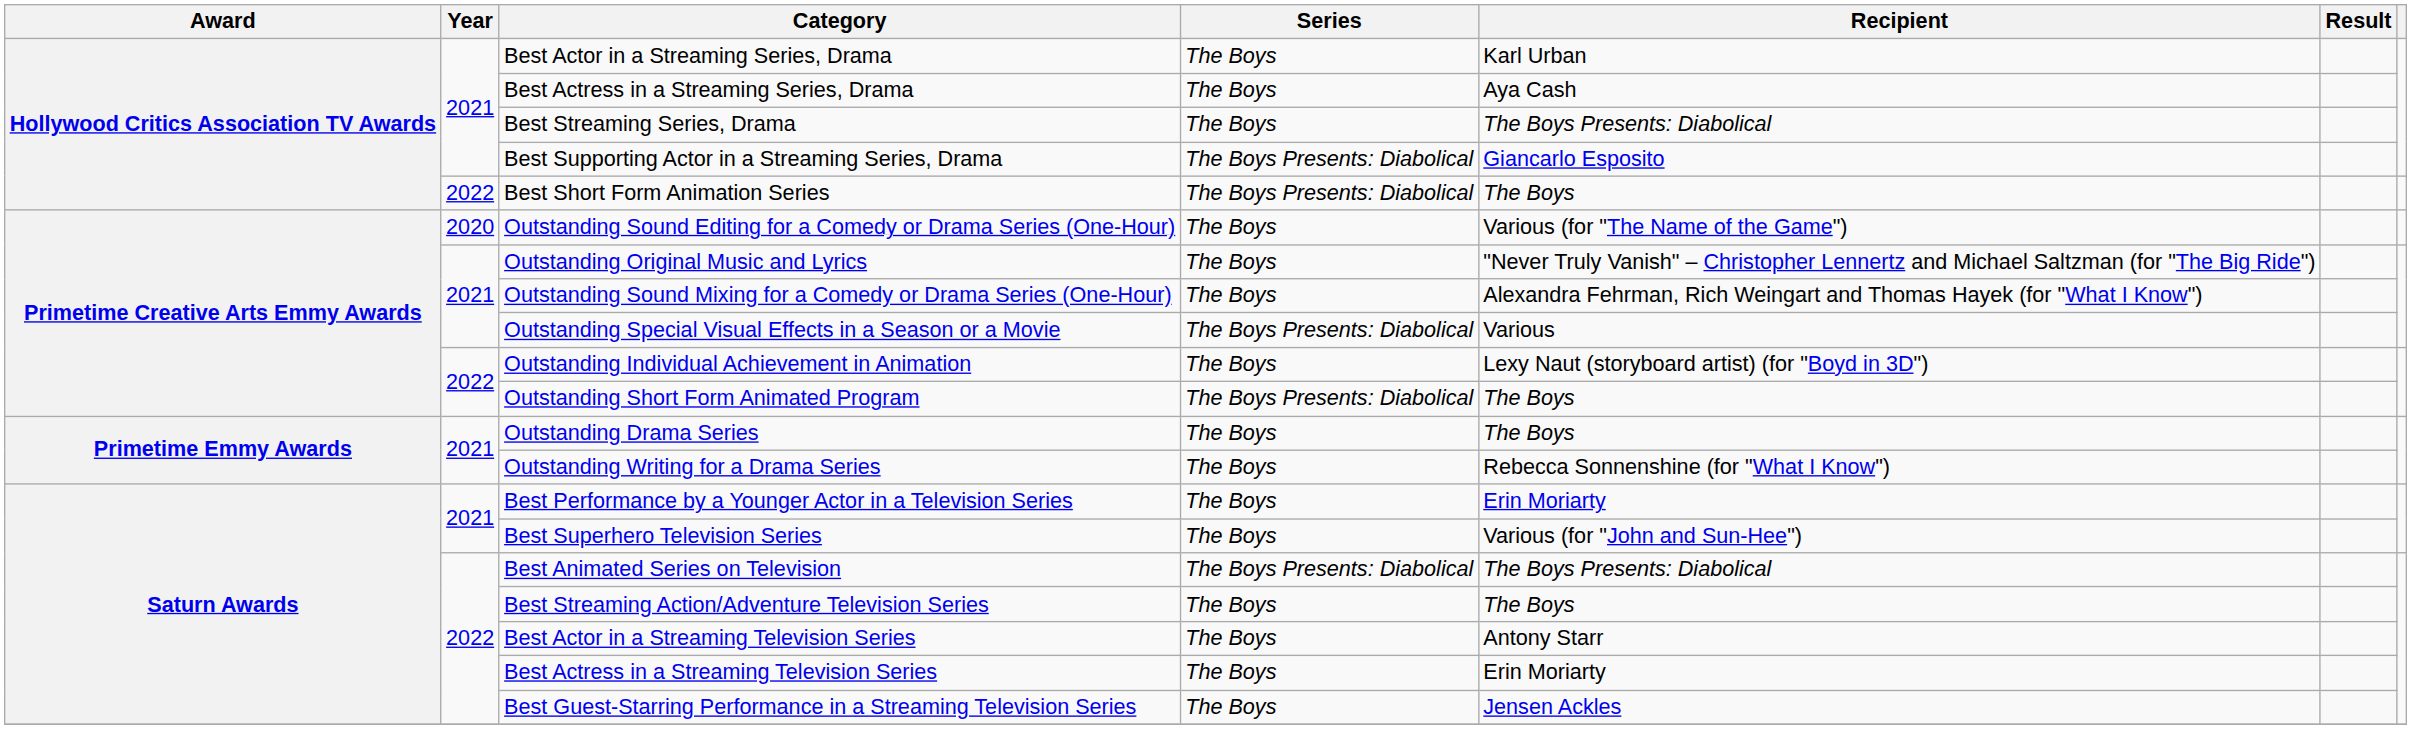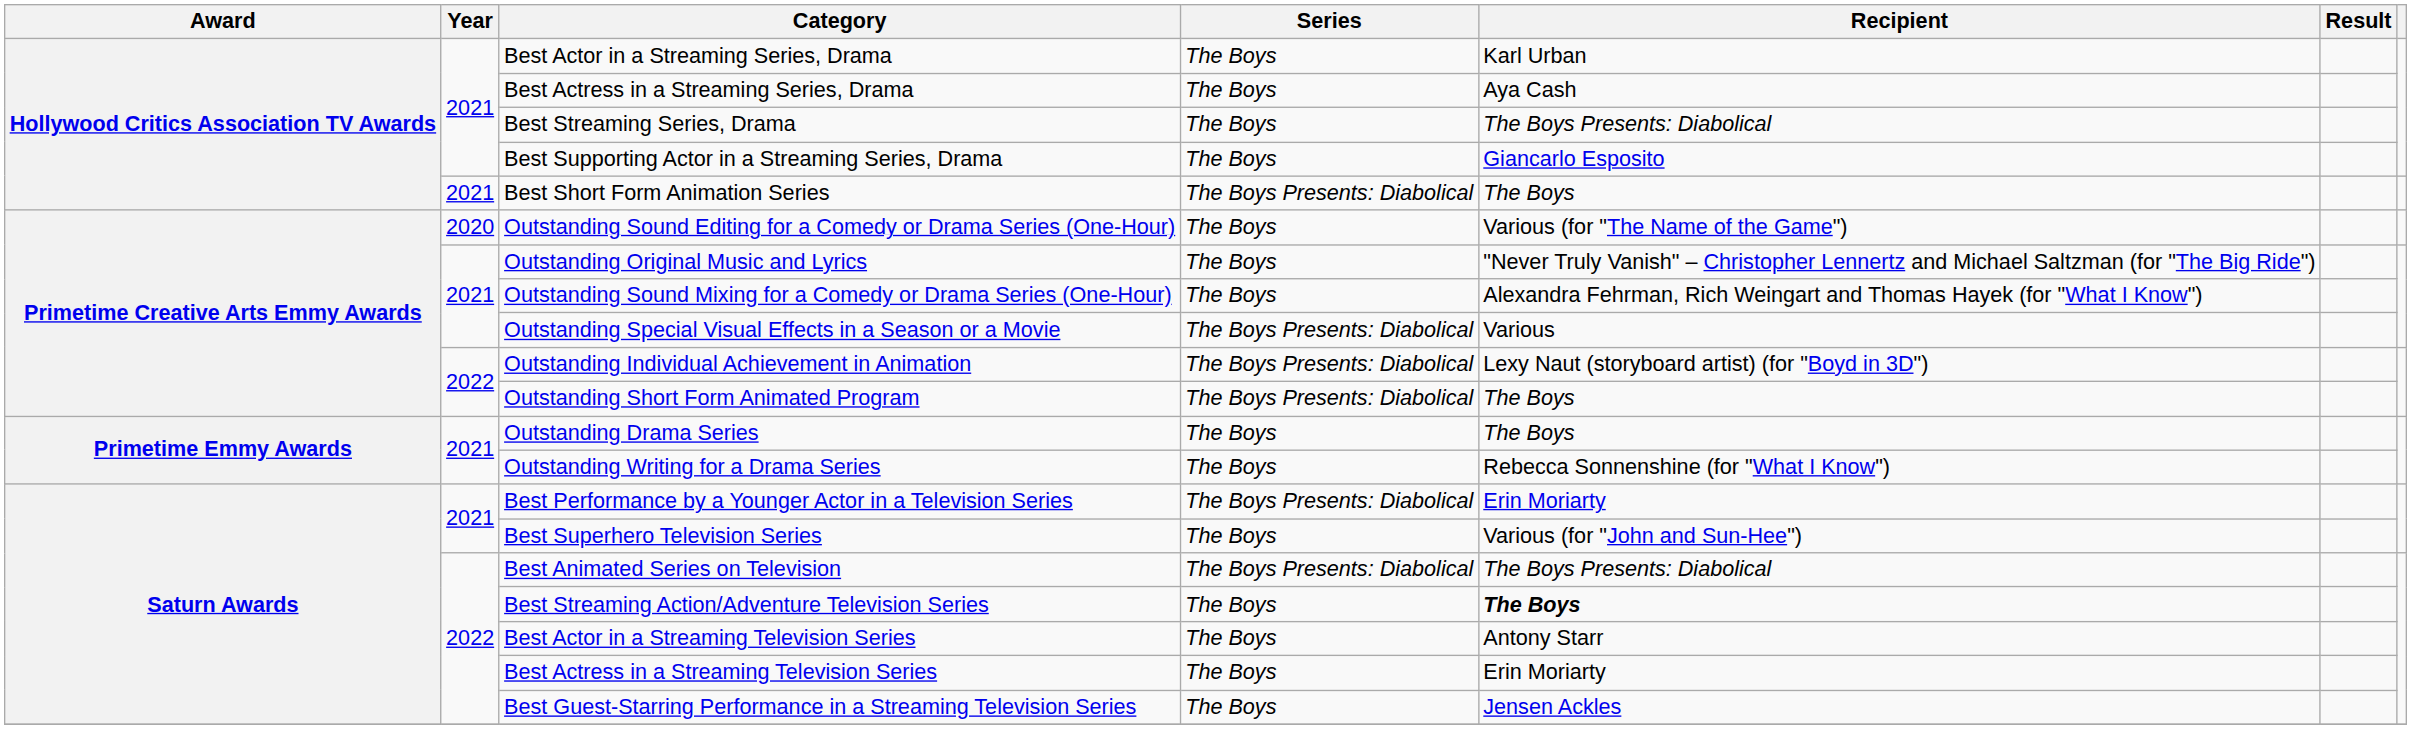(1329, 158) The Boys Presents: Diabolical -> (1231, 158) The Boys
(470, 192) 2022 -> (470, 192) 2021
(1231, 364) The Boys -> (1329, 364) The Boys Presents: Diabolical
(1231, 501) The Boys -> (1329, 501) The Boys Presents: Diabolical
(1529, 603) normal -> (1532, 603) bold
